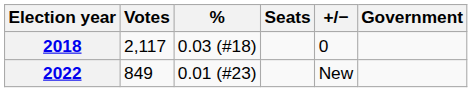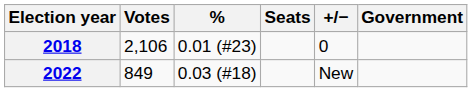(145, 45) 2,117 -> (146, 45) 2,106
(217, 45) 0.03 (#18) -> (217, 45) 0.01 (#23)
(217, 73) 0.01 (#23) -> (217, 73) 0.03 (#18)
